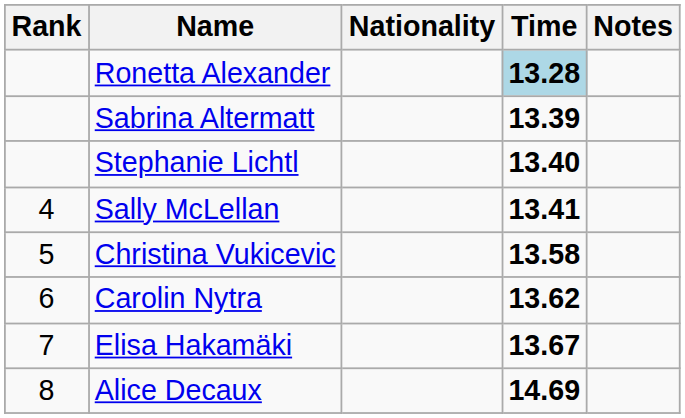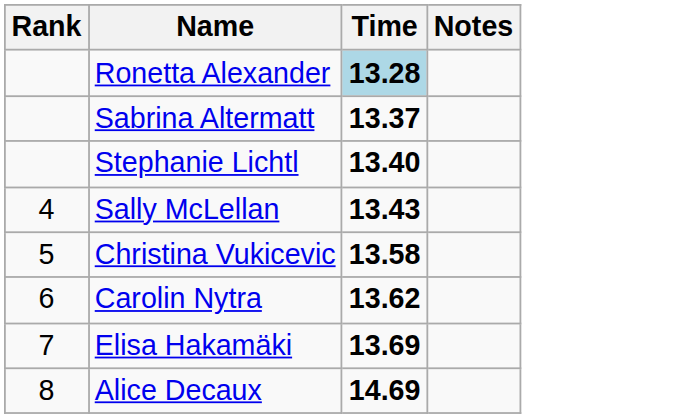- column: (422, 27)
(544, 118) 13.39 -> (385, 118) 13.37
(544, 208) 13.41 -> (385, 208) 13.43
(544, 345) 13.67 -> (385, 345) 13.69
